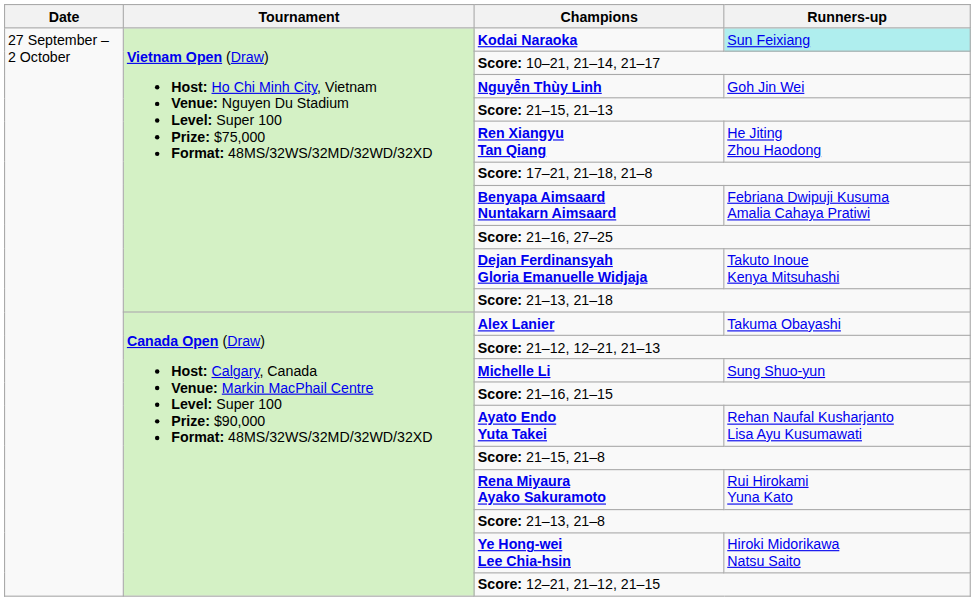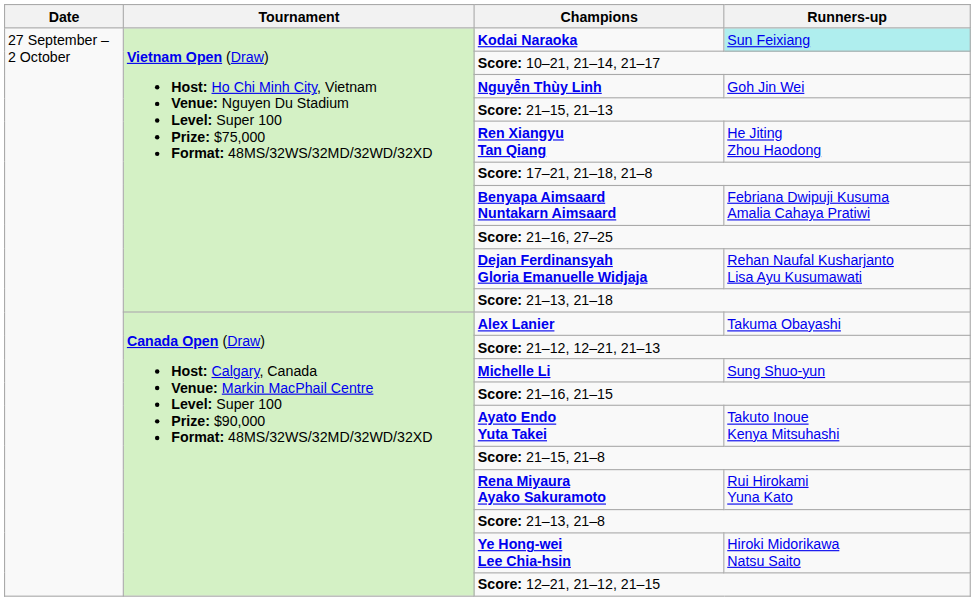(783, 268) Takuto Inoue Kenya Mitsuhashi -> (811, 268) Rehan Naufal Kusharjanto Lisa Ayu Kusumawati
(811, 426) Rehan Naufal Kusharjanto Lisa Ayu Kusumawati -> (783, 426) Takuto Inoue Kenya Mitsuhashi
